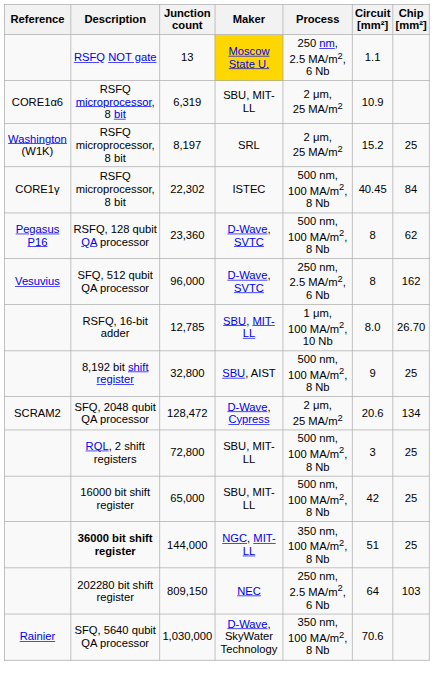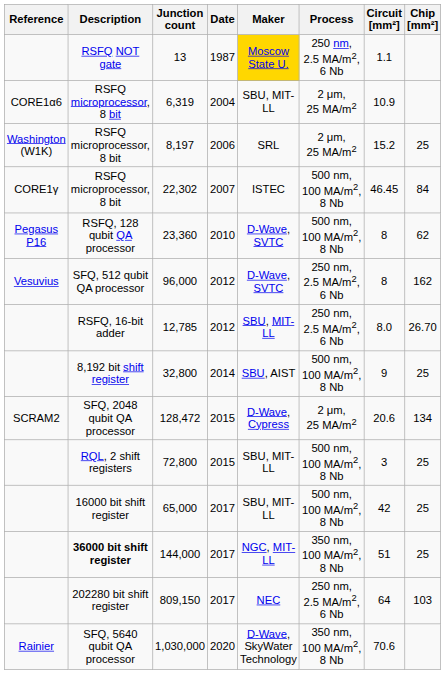+ column: (222, 19)
(373, 189) 40.45 -> (384, 189) 46.45
(318, 327) 1 μm, 100 MA/m2, 10 Nb -> (332, 327) 250 nm, 2.5 MA/m2, 6 Nb
